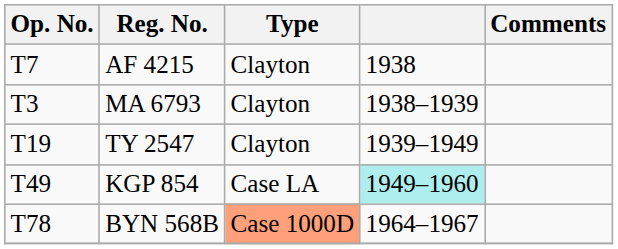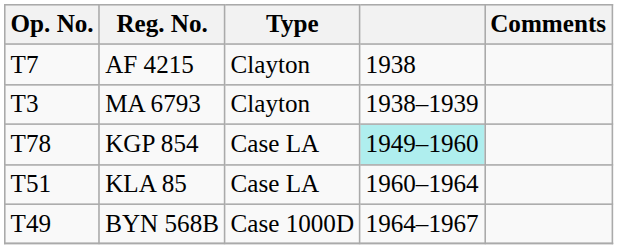- row: (150, 143)
(31, 183) T49 -> (31, 143) T78
+ row: (146, 183)
(31, 223) T78 -> (31, 223) T49
(292, 223) lightsalmon background -> (292, 223) no background
